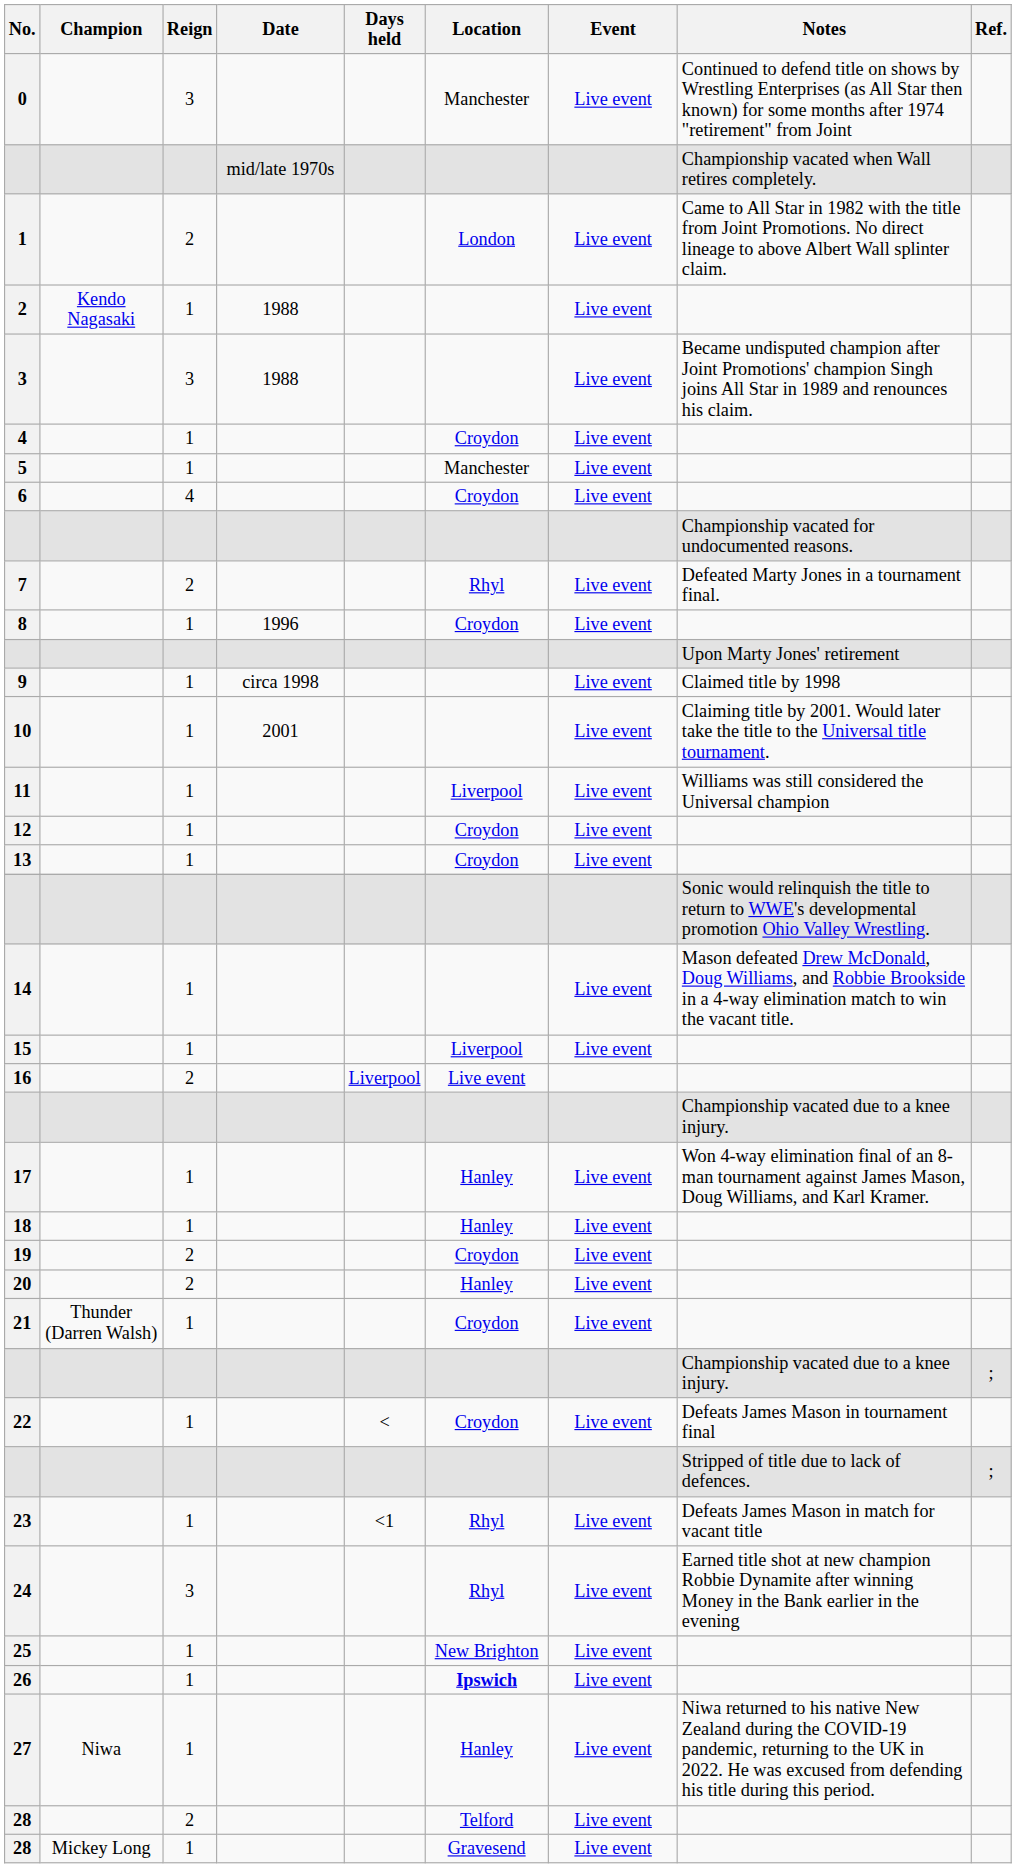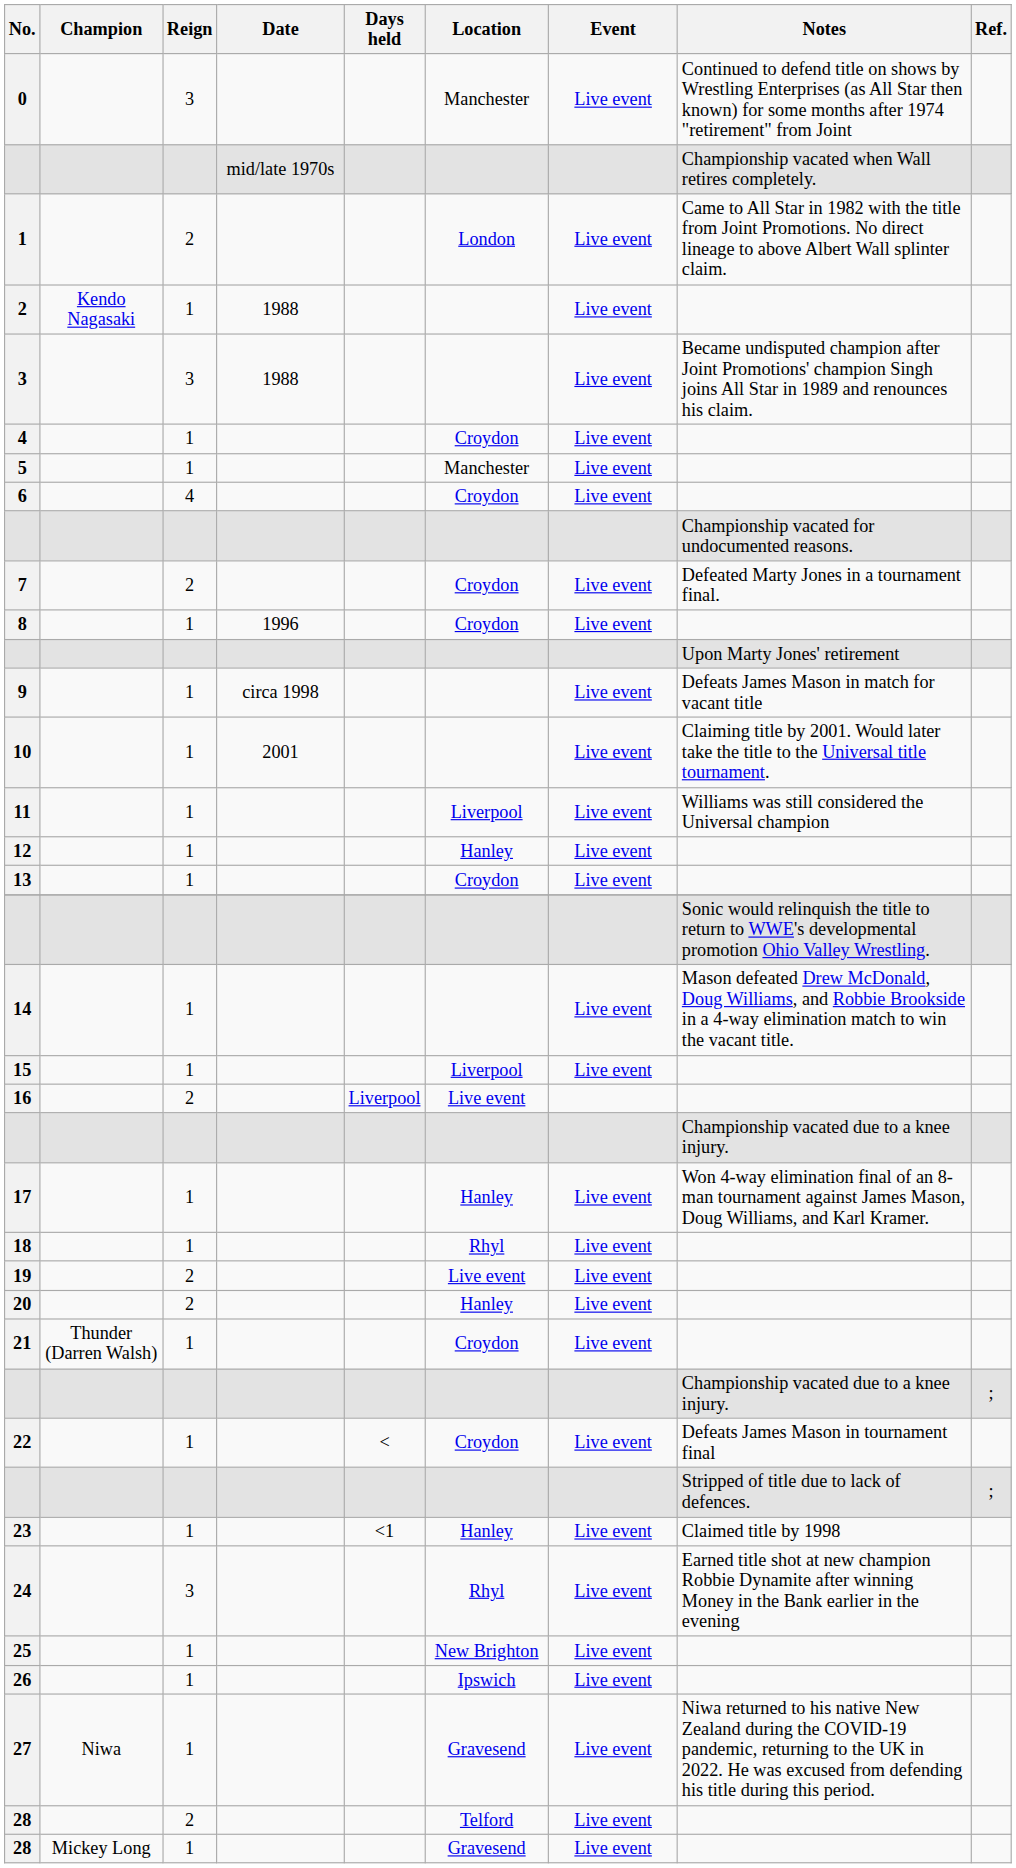(487, 585) Rhyl -> (487, 585) Croydon
(761, 682) Claimed title by 1998 -> (808, 692) Defeats James Mason in match for vacant title
(487, 830) Croydon -> (487, 851) Hanley
(487, 1226) Hanley -> (487, 1246) Rhyl
(487, 1255) Croydon -> (487, 1275) Live event
(487, 1521) Rhyl -> (487, 1531) Hanley
(808, 1521) Defeats James Mason in match for vacant title -> (761, 1531) Claimed title by 1998
(487, 1679) bold -> (487, 1679) normal
(487, 1749) Hanley -> (487, 1749) Gravesend
